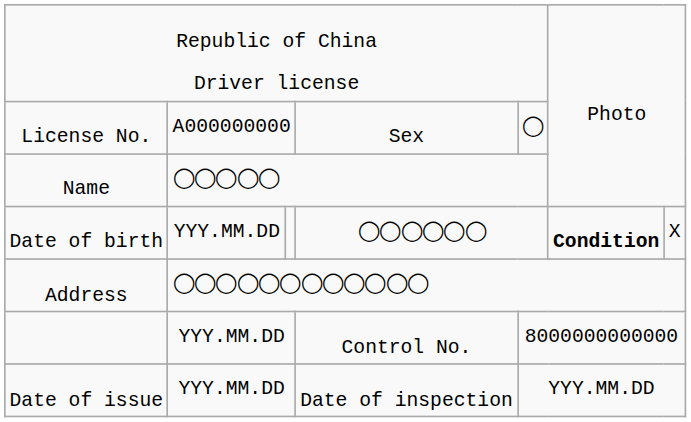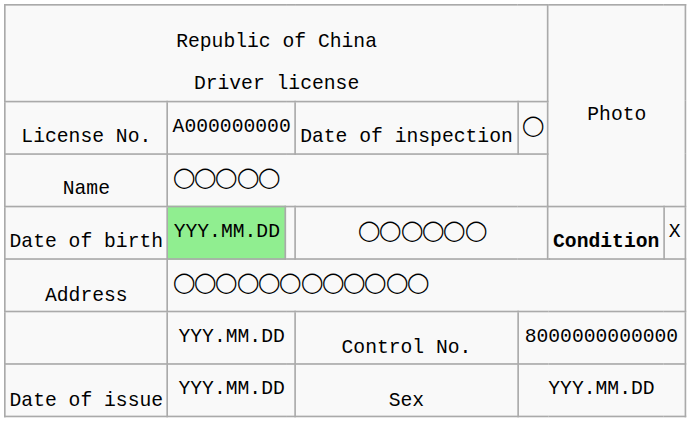(406, 137) Sex -> (406, 137) Date of inspection
(227, 232) no background -> (227, 232) lightgreen background
(406, 401) Date of inspection -> (406, 401) Sex
